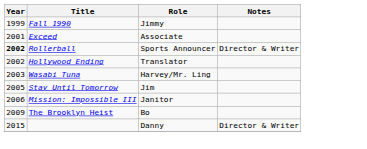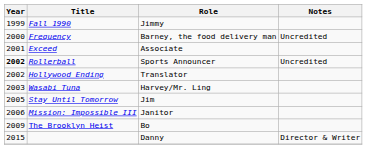+ row: (50, 36)
(259, 49) Director & Writer -> (304, 62) Uncredited
